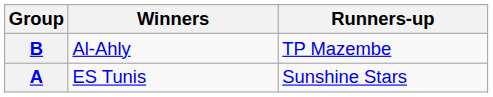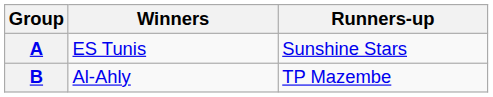rows swapped: (36, 77) <-> (36, 48)
